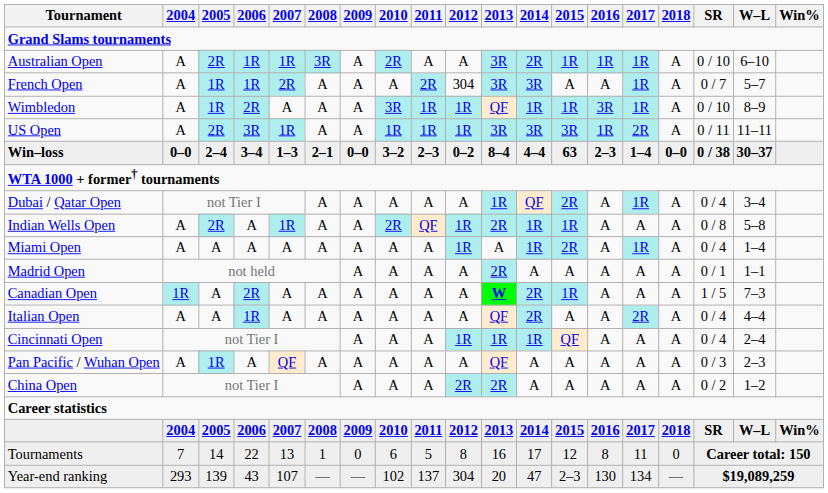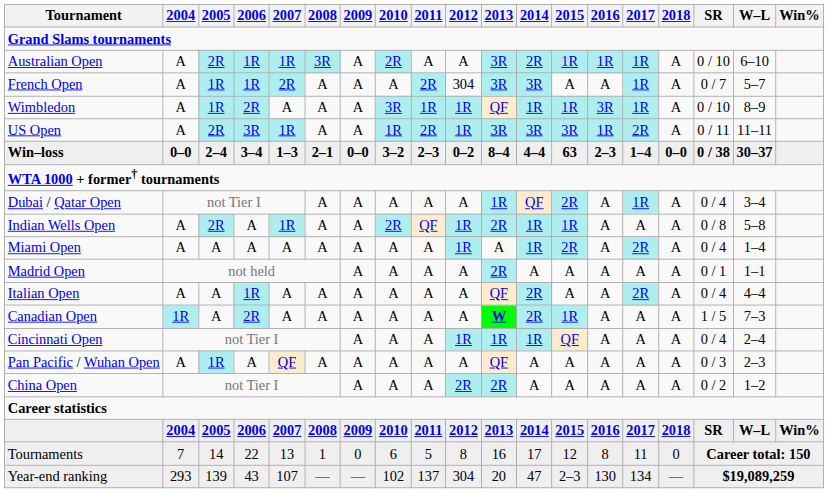(428, 130) 1R -> (428, 130) 2R
(641, 248) 1R -> (641, 248) 2R
rows swapped: (44, 316) <-> (52, 293)
